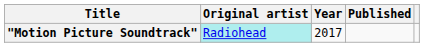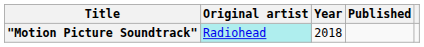(328, 33) 2017 -> (328, 33) 2018
